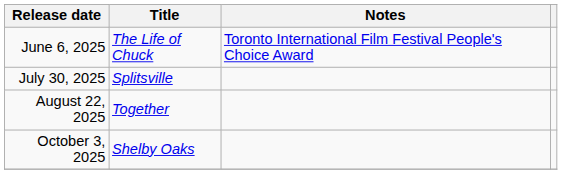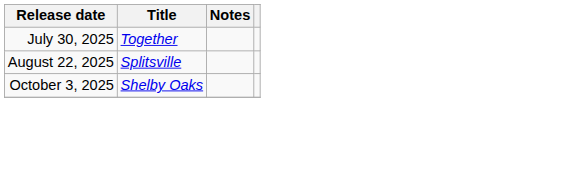- row: (63, 47)
(142, 78) Splitsville -> (149, 39) Together
(141, 109) Together -> (151, 62) Splitsville
